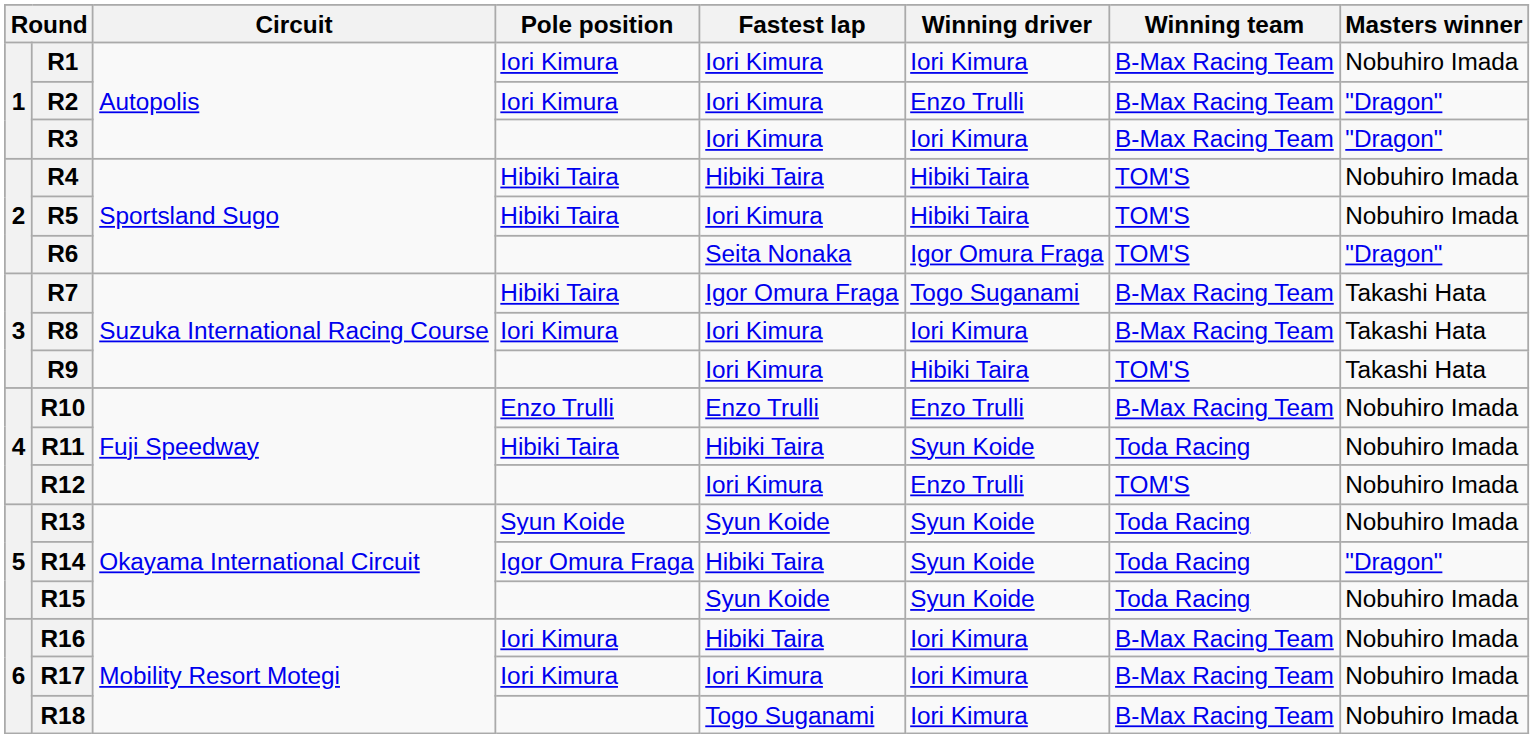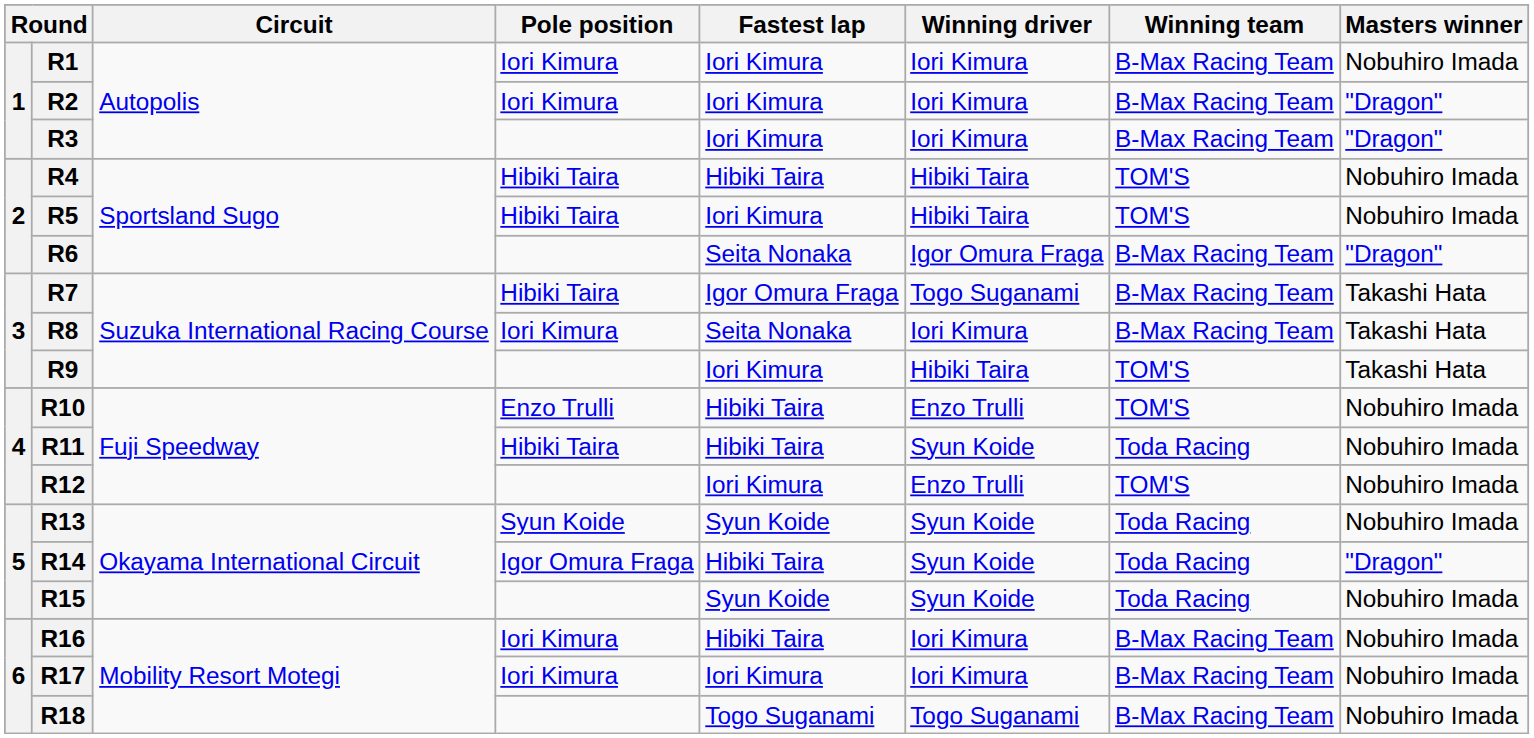(967, 100) Enzo Trulli -> (969, 100) Iori Kimura
(1152, 254) TOM'S -> (1224, 254) B-Max Racing Team
(764, 331) Iori Kimura -> (778, 331) Seita Nonaka
(762, 407) Enzo Trulli -> (765, 407) Hibiki Taira
(1224, 407) B-Max Racing Team -> (1152, 407) TOM'S
(969, 714) Iori Kimura -> (995, 714) Togo Suganami
